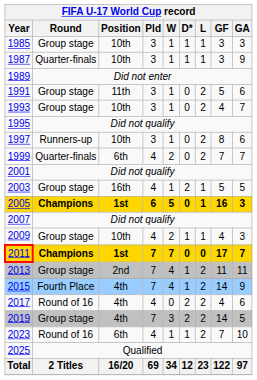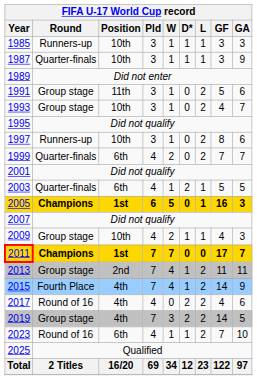(66, 44) Group stage -> (66, 44) Runners-up
(66, 188) Group stage -> (66, 188) Quarter-finals
(121, 188) 16th -> (121, 188) 6th
